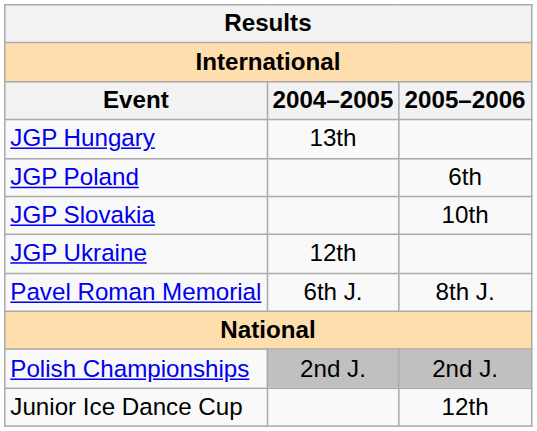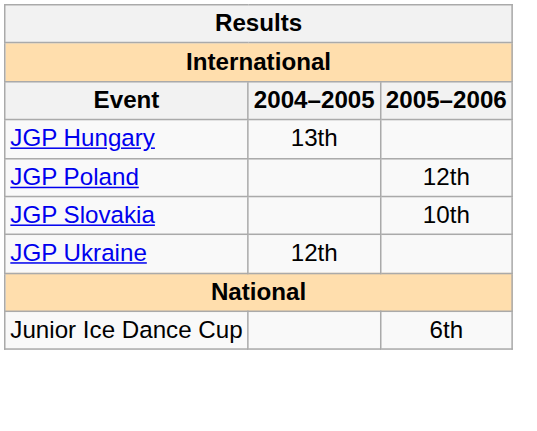(465, 176) 6th -> (446, 176) 12th
- row: (136, 291)
- row: (130, 368)
(465, 406) 12th -> (446, 330) 6th
